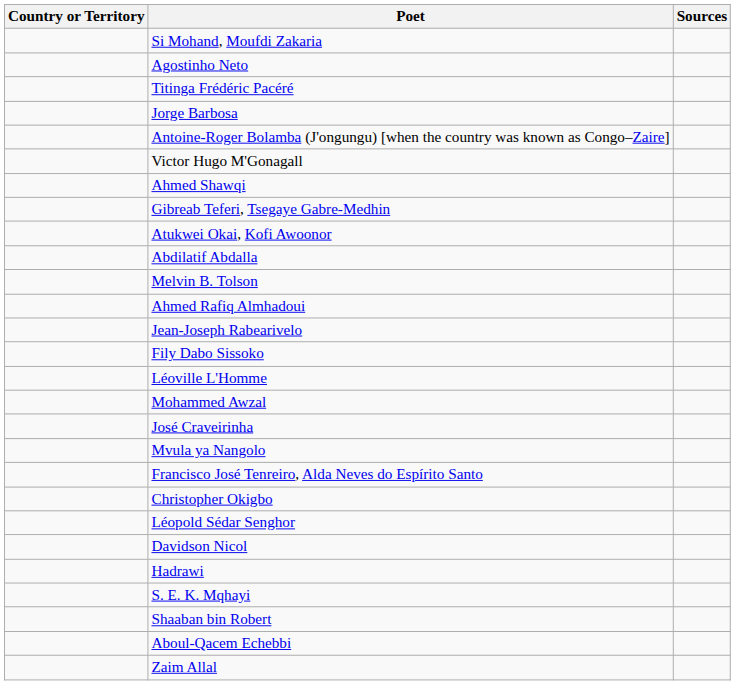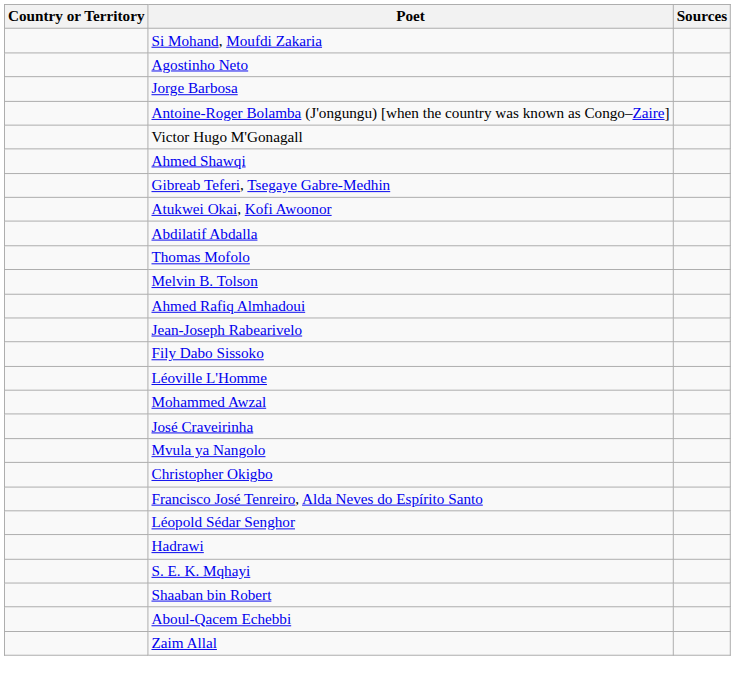- row: (223, 88)
+ row: (201, 257)
rows swapped: (212, 498) <-> (317, 474)
- row: (199, 546)
